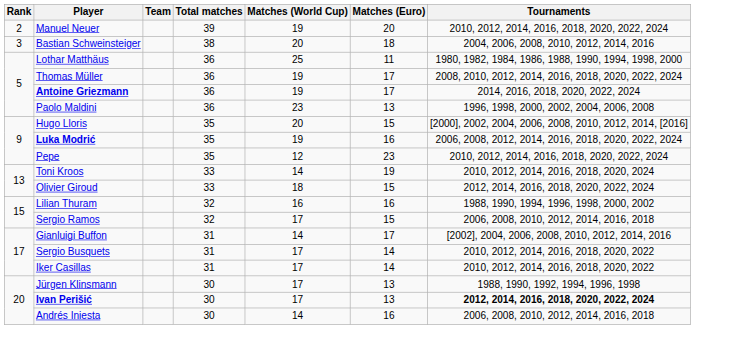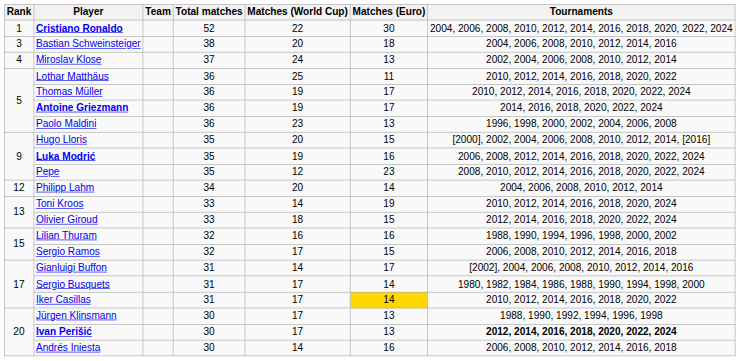+ row: (79, 28)
- row: (68, 28)
+ row: (69, 60)
(559, 60) 1980, 1982, 1984, 1986, 1988, 1990, 1994, 1998, 2000 -> (581, 76) 2010, 2012, 2014, 2016, 2018, 2020, 2022
(559, 76) 2008, 2010, 2012, 2014, 2016, 2018, 2020, 2022, 2024 -> (581, 92) 2010, 2012, 2014, 2016, 2018, 2020, 2022, 2024
(559, 156) 2010, 2012, 2014, 2016, 2018, 2020, 2022, 2024 -> (581, 172) 2008, 2010, 2012, 2014, 2016, 2018, 2020, 2022, 2024
+ row: (65, 188)
(559, 252) 2010, 2012, 2014, 2016, 2018, 2020, 2022 -> (581, 284) 1980, 1982, 1984, 1986, 1988, 1990, 1994, 1998, 2000
(389, 268) no background -> (389, 300) gold background
